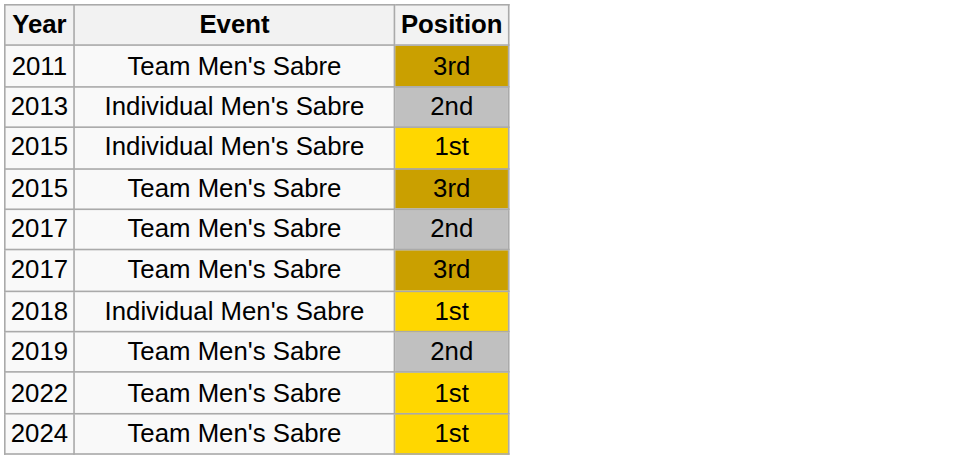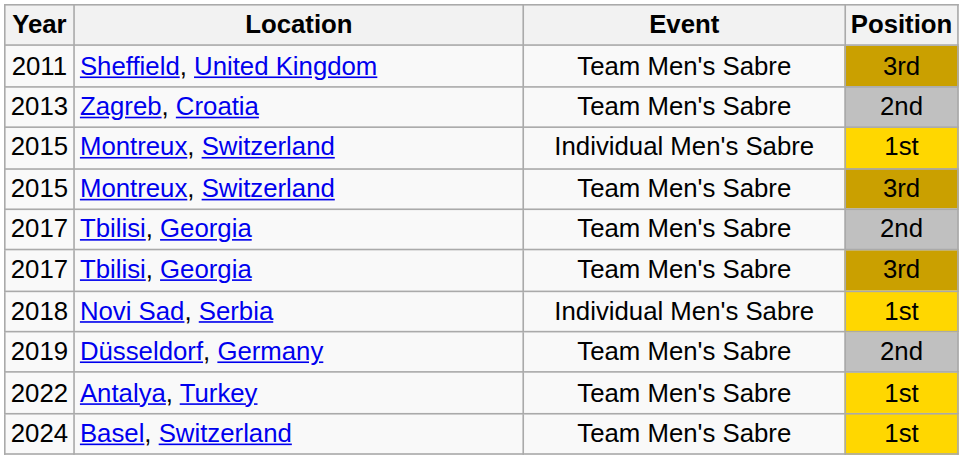+ column: (299, 24)
(234, 106) Individual Men's Sabre -> (684, 106) Team Men's Sabre
